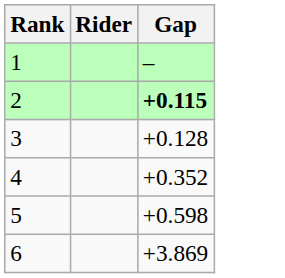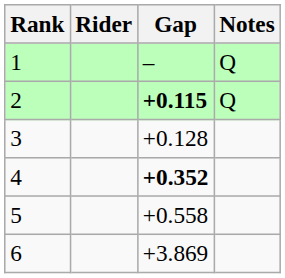+ column: (247, 23)
(176, 177) normal -> (176, 177) bold
(176, 215) +0.598 -> (176, 215) +0.558
